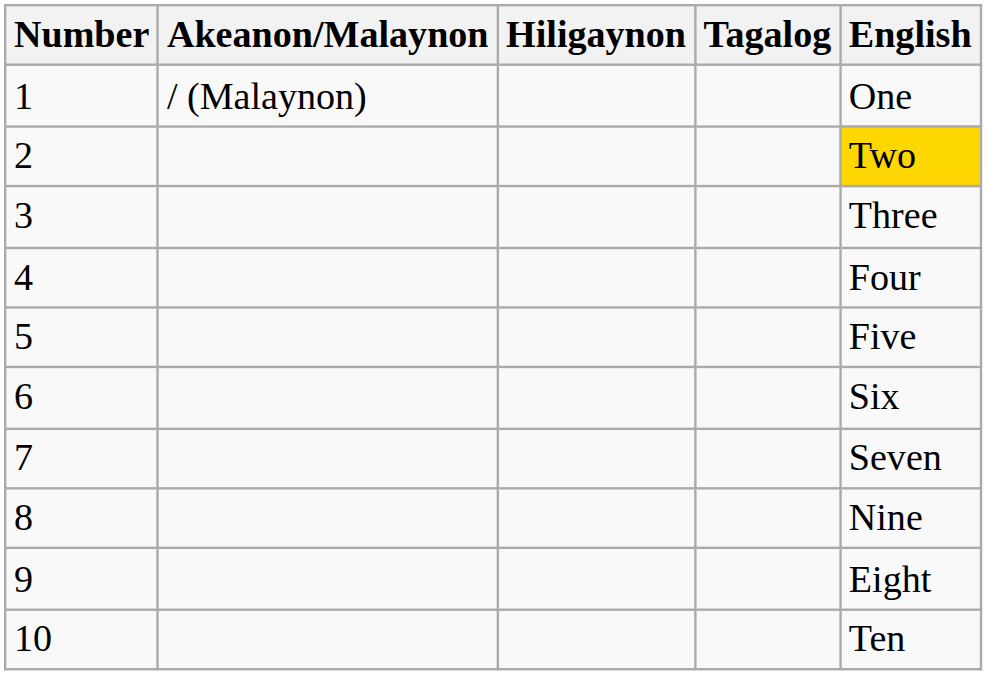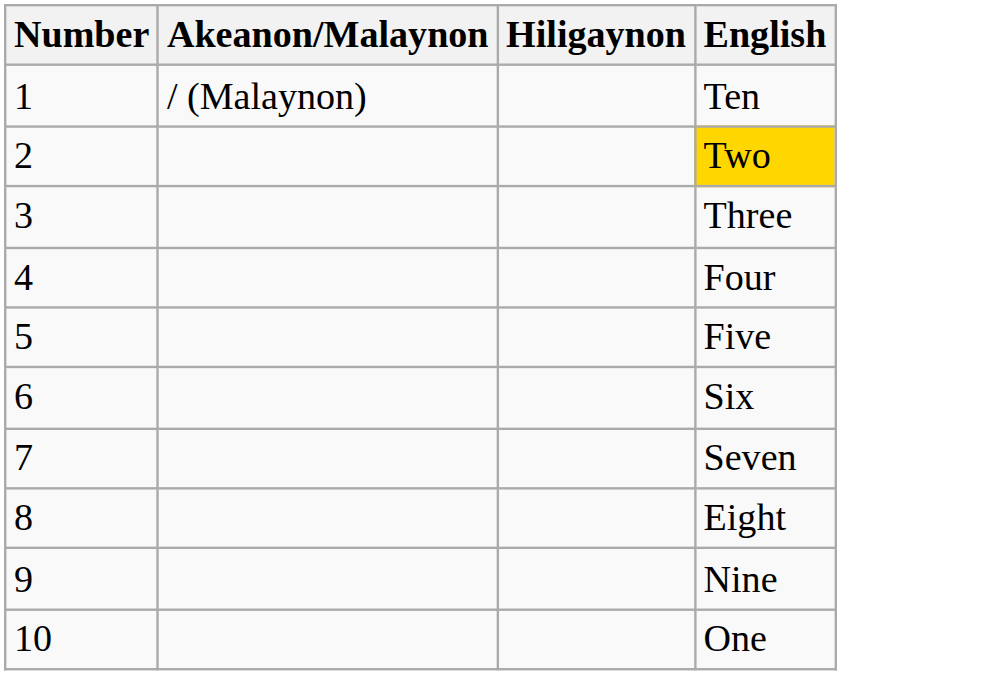- column: (767, 34)
(881, 95) One -> (732, 95) Ten
(886, 517) Nine -> (745, 517) Eight
(890, 578) Eight -> (741, 578) Nine
(877, 638) Ten -> (735, 638) One
